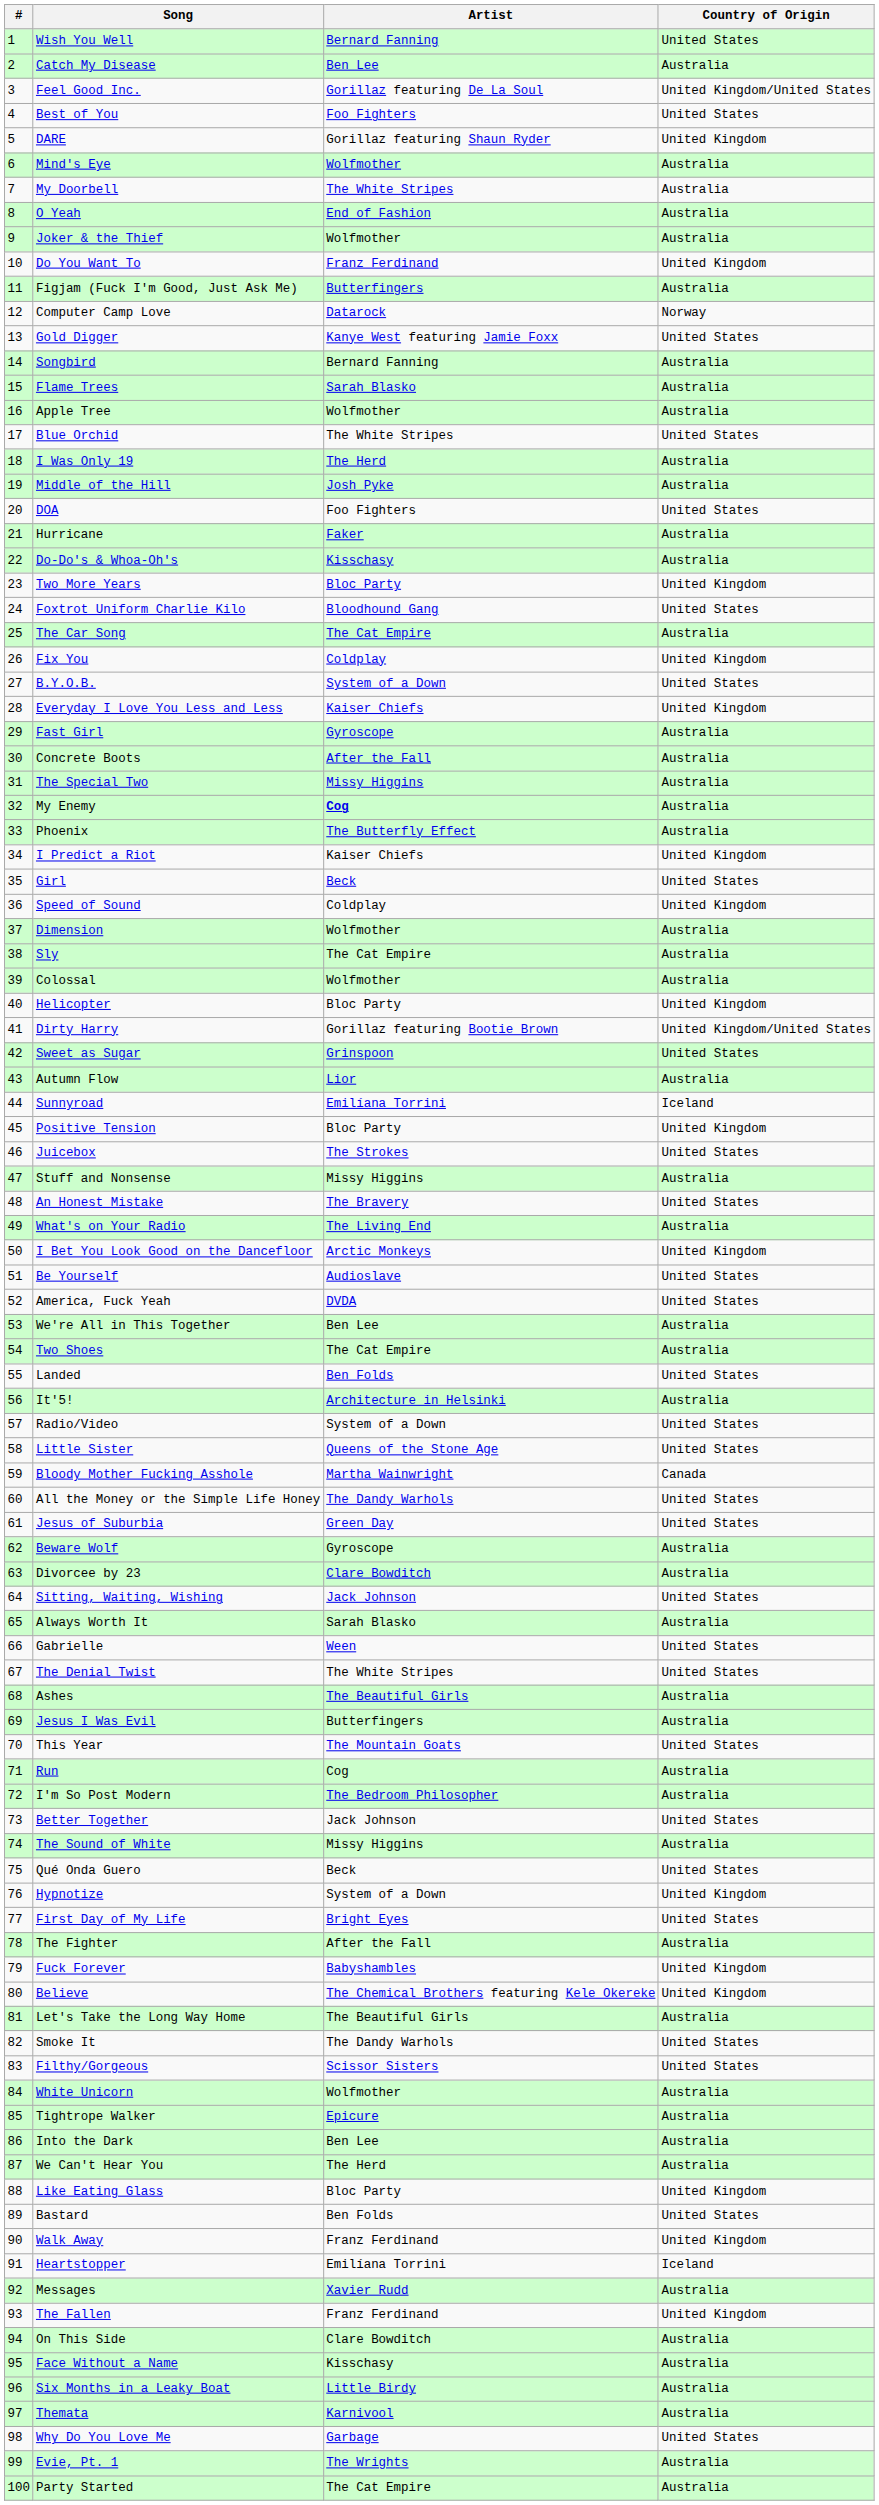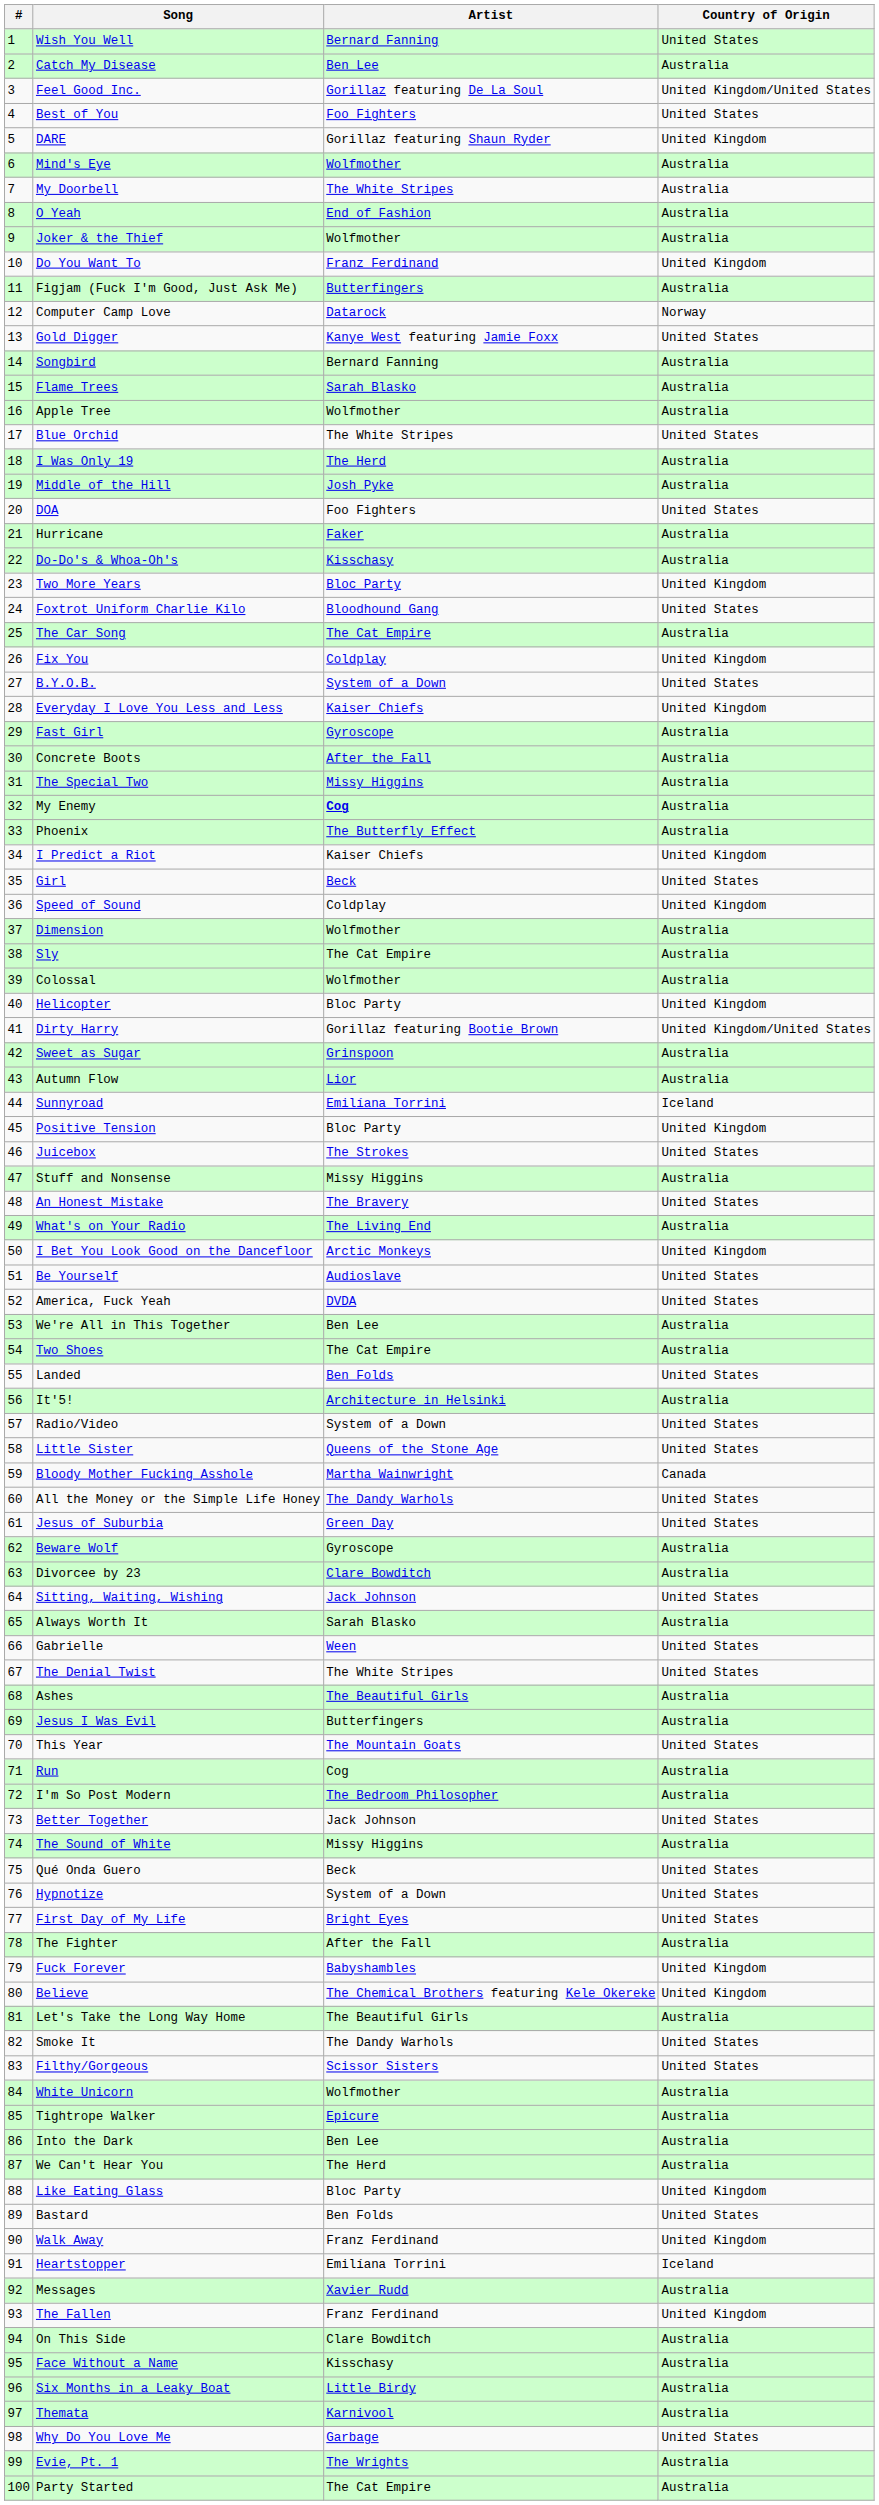(710, 1055) United States -> (695, 1055) Australia
(714, 1895) United Kingdom -> (710, 1895) United States
